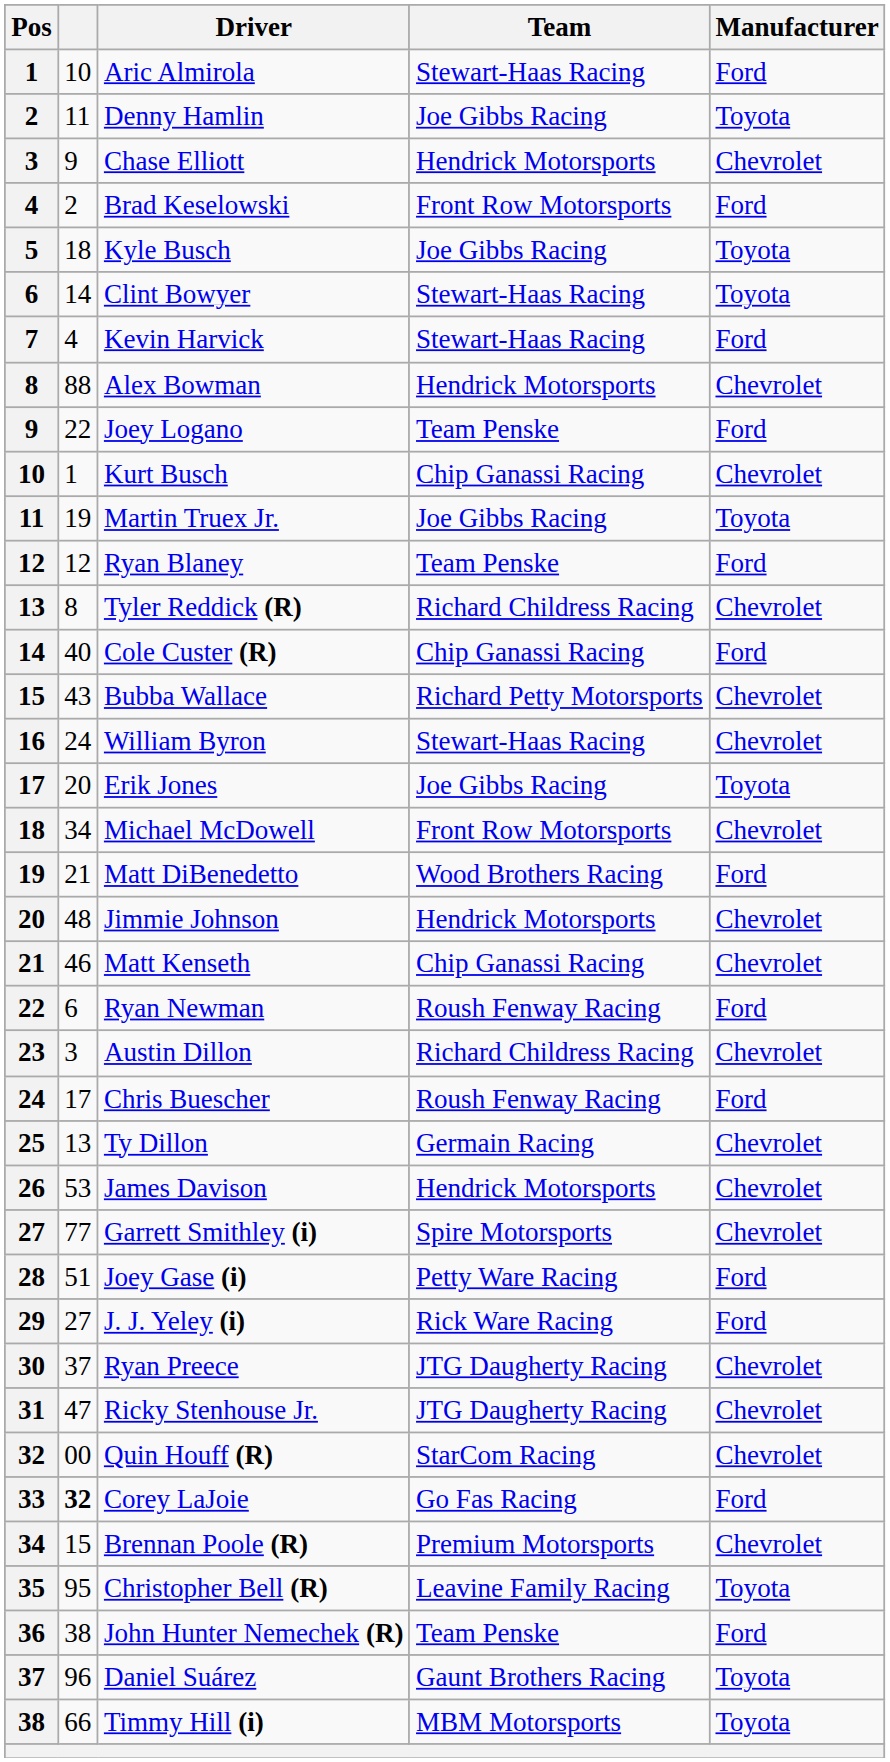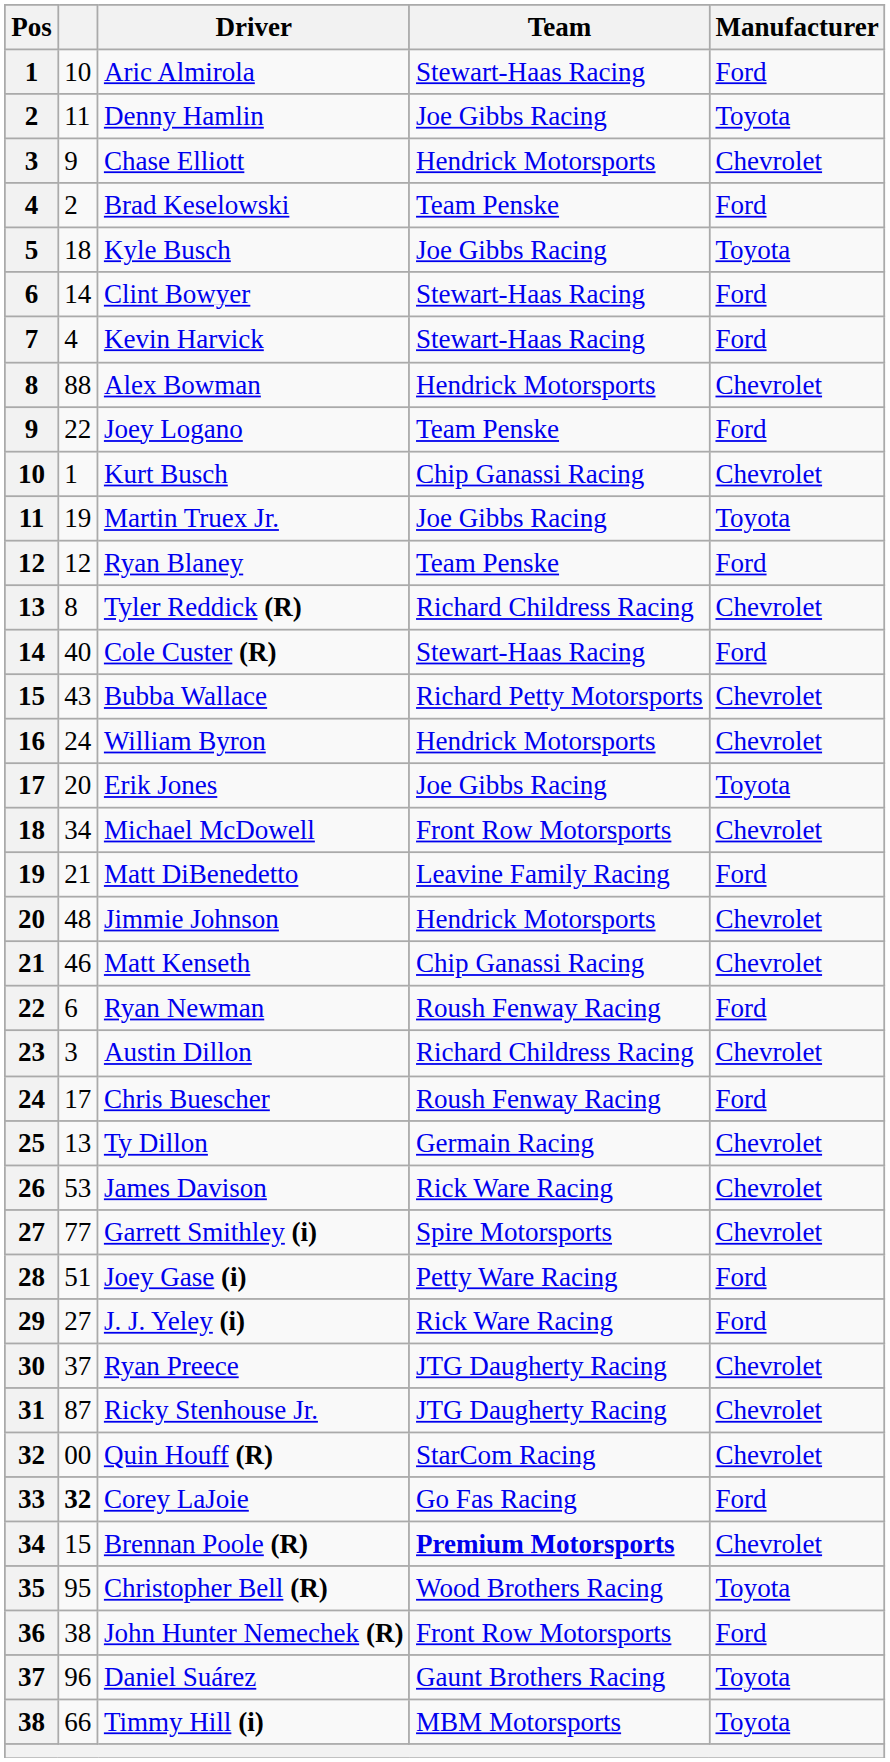(544, 205) Front Row Motorsports -> (488, 205) Team Penske
(753, 294) Toyota -> (741, 294) Ford
(530, 651) Chip Ganassi Racing -> (531, 651) Stewart-Haas Racing
(531, 740) Stewart-Haas Racing -> (536, 740) Hendrick Motorsports
(540, 874) Wood Brothers Racing -> (543, 874) Leavine Family Racing
(536, 1186) Hendrick Motorsports -> (515, 1186) Rick Ware Racing
(78, 1409) 47 -> (78, 1409) 87
(535, 1543) normal -> (545, 1543) bold
(543, 1588) Leavine Family Racing -> (540, 1588) Wood Brothers Racing
(488, 1632) Team Penske -> (544, 1632) Front Row Motorsports
